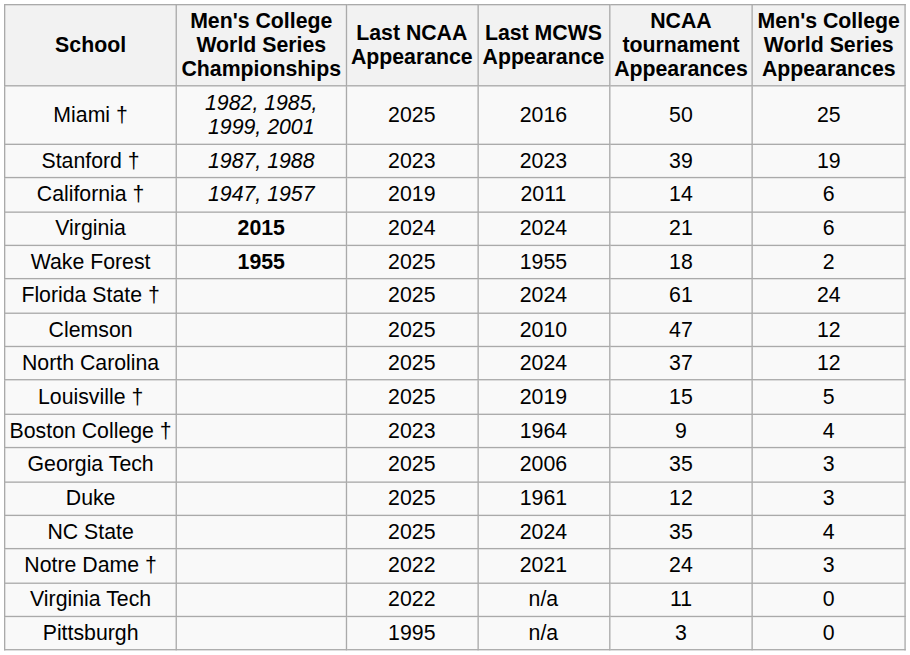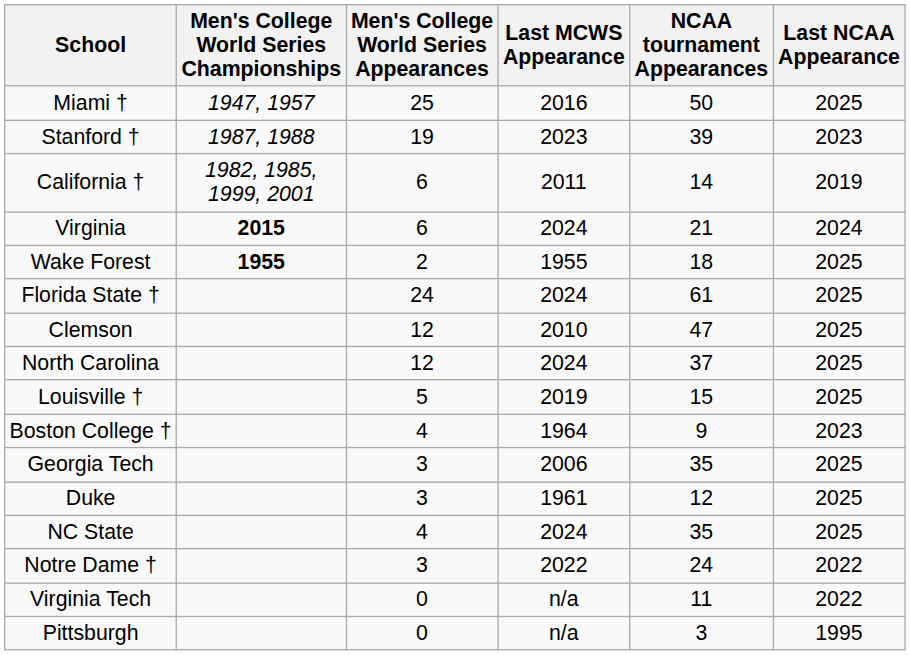columns swapped: (829, 45) <-> (412, 45)
(261, 114) 1982, 1985, 1999, 2001 -> (261, 103) 1947, 1957
(261, 194) 1947, 1957 -> (261, 182) 1982, 1985, 1999, 2001
(543, 565) 2021 -> (564, 565) 2022
